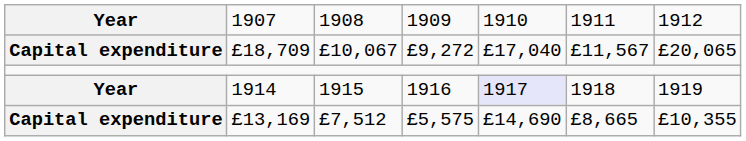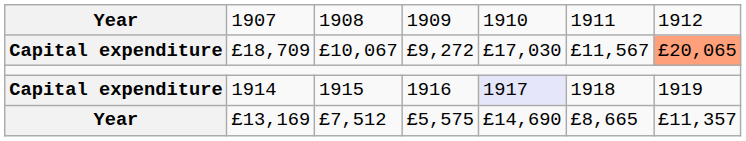(522, 50) £17,040 -> (522, 50) £17,030
(697, 50) no background -> (697, 50) lightsalmon background
(116, 90) Year -> (116, 90) Capital expenditure
(116, 120) Capital expenditure -> (116, 120) Year
(697, 120) £10,355 -> (697, 120) £11,357
